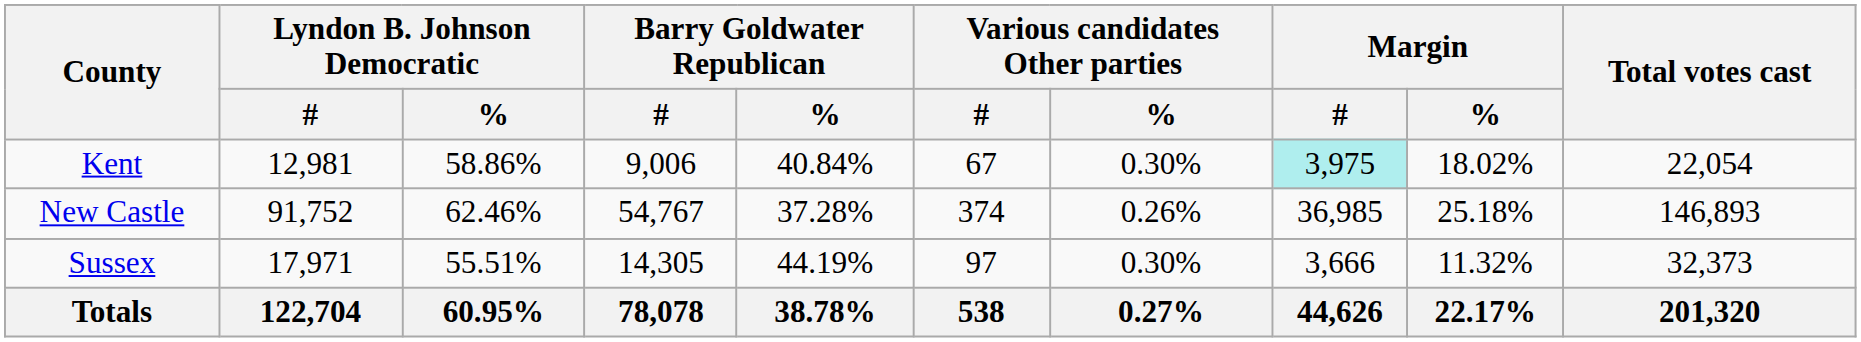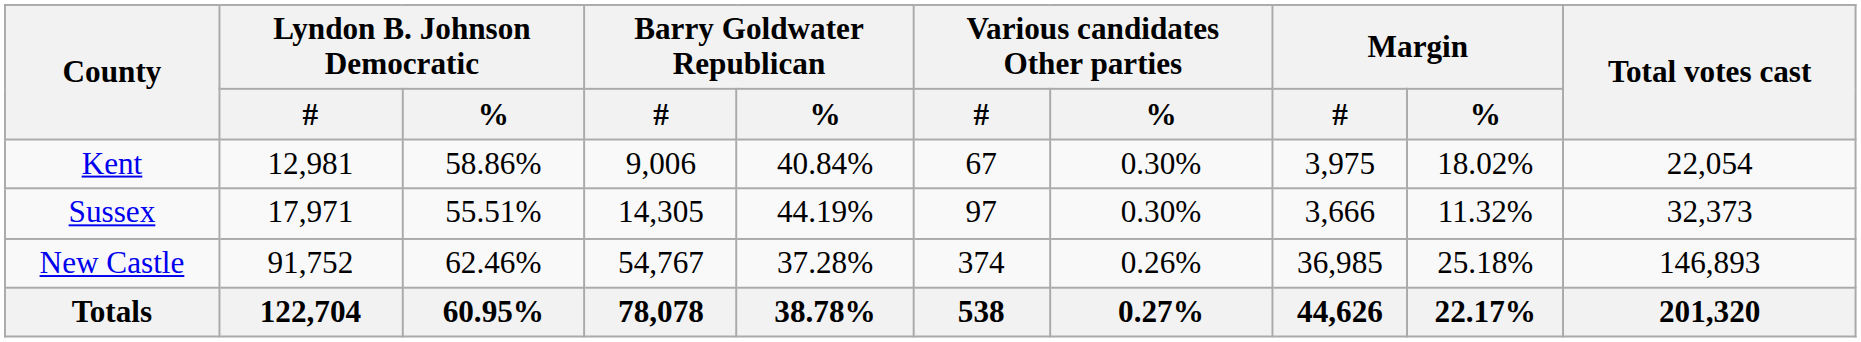(1340, 163) paleturquoise background -> (1340, 163) no background
rows swapped: (112, 212) <-> (112, 262)
